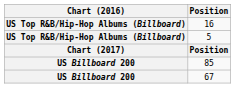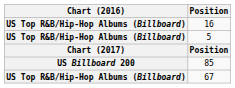(96, 77) US Billboard 200 -> (96, 77) US Top R&B/Hip-Hop Albums (Billboard)
